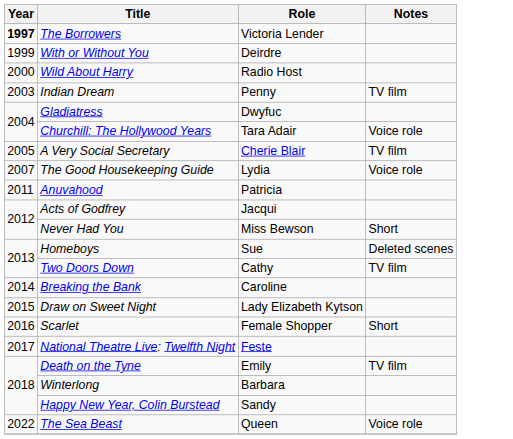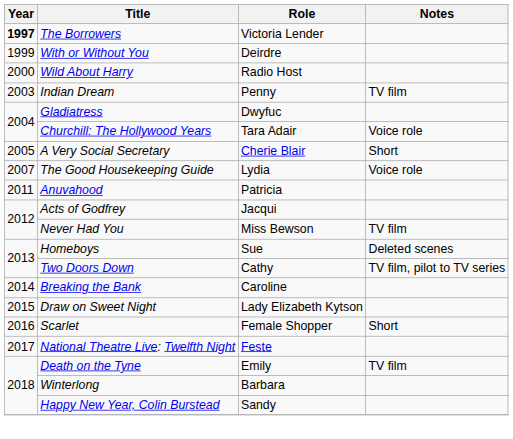(388, 151) TV film -> (383, 151) Short
(383, 229) Short -> (388, 229) TV film
(388, 268) TV film -> (437, 268) TV film, pilot to TV series
- row: (81, 424)
